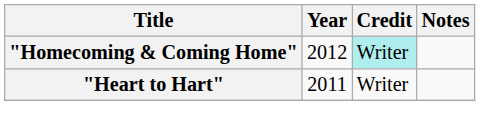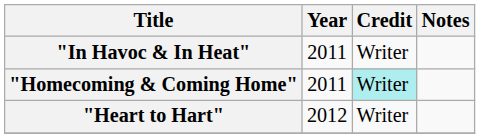+ row: (153, 52)
(327, 52) 2012 -> (327, 84) 2011
(327, 84) 2011 -> (327, 116) 2012
